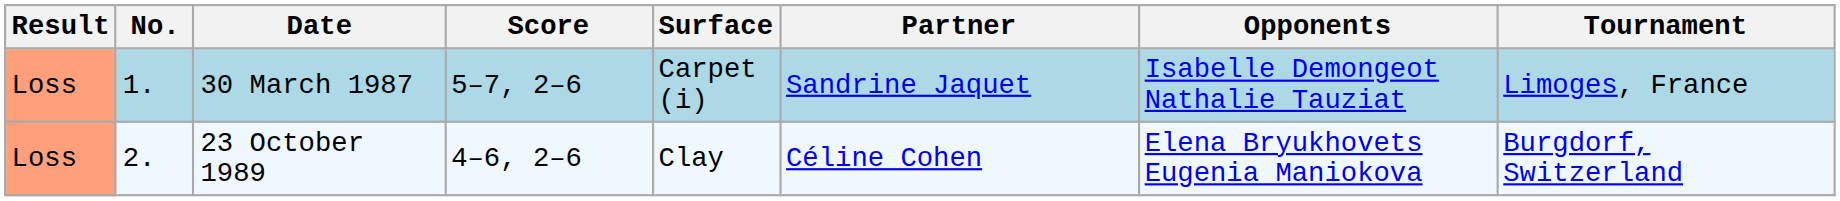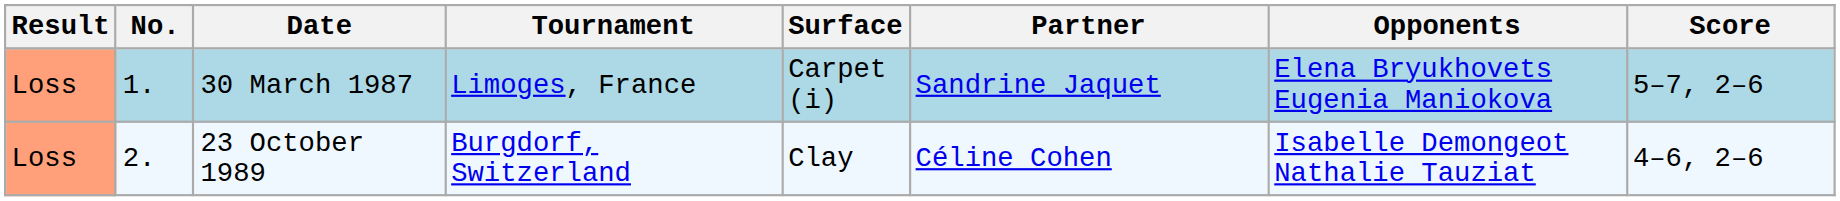columns swapped: (1665, 26) <-> (548, 26)
(1292, 85) Isabelle Demongeot Nathalie Tauziat -> (1413, 85) Elena Bryukhovets Eugenia Maniokova
(1284, 158) Elena Bryukhovets Eugenia Maniokova -> (1421, 158) Isabelle Demongeot Nathalie Tauziat
